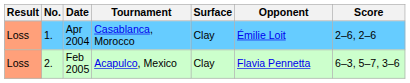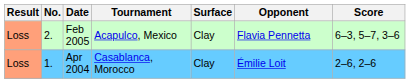rows swapped: (78, 35) <-> (78, 64)
